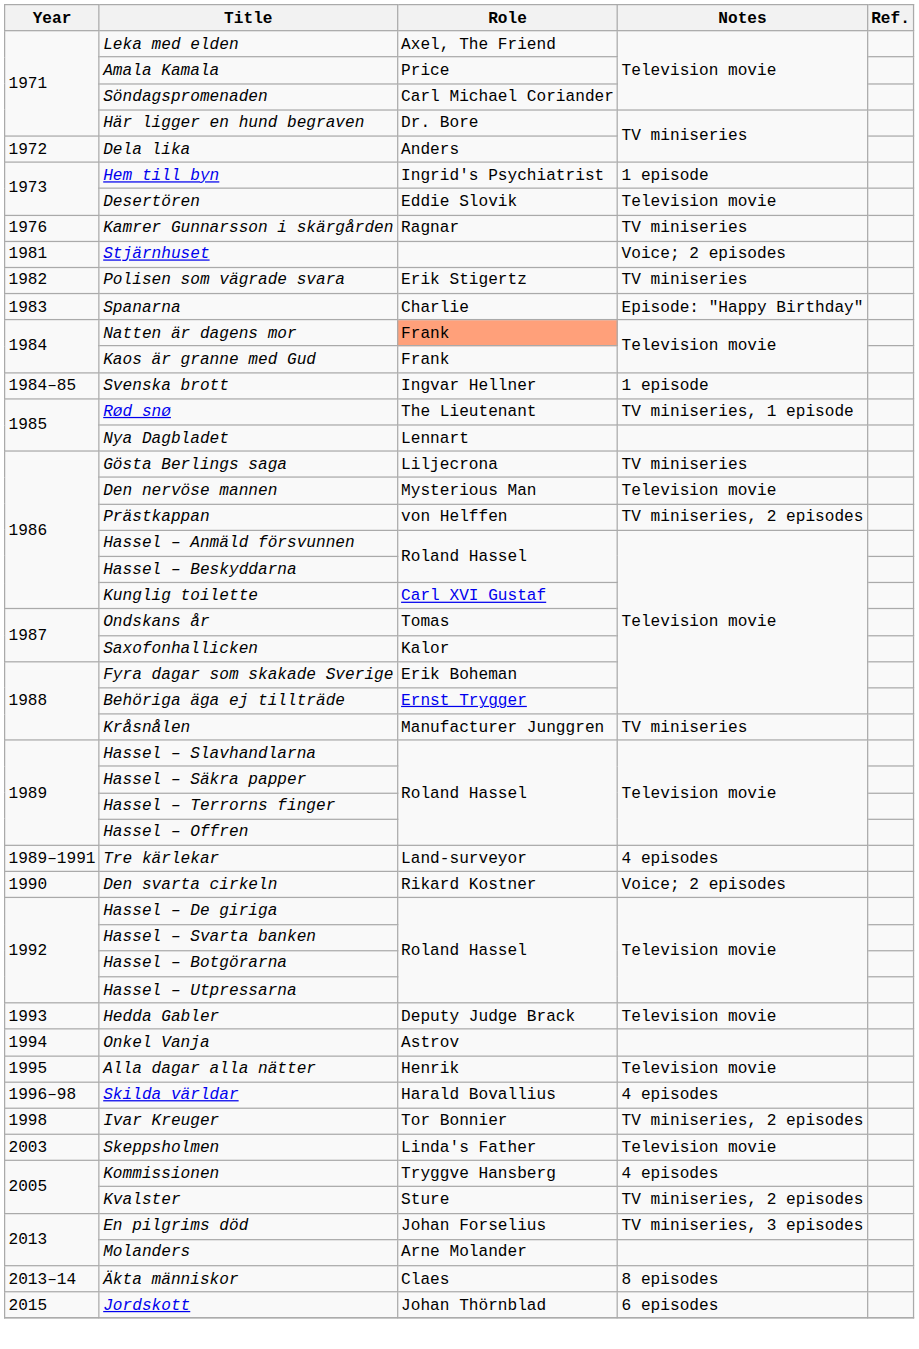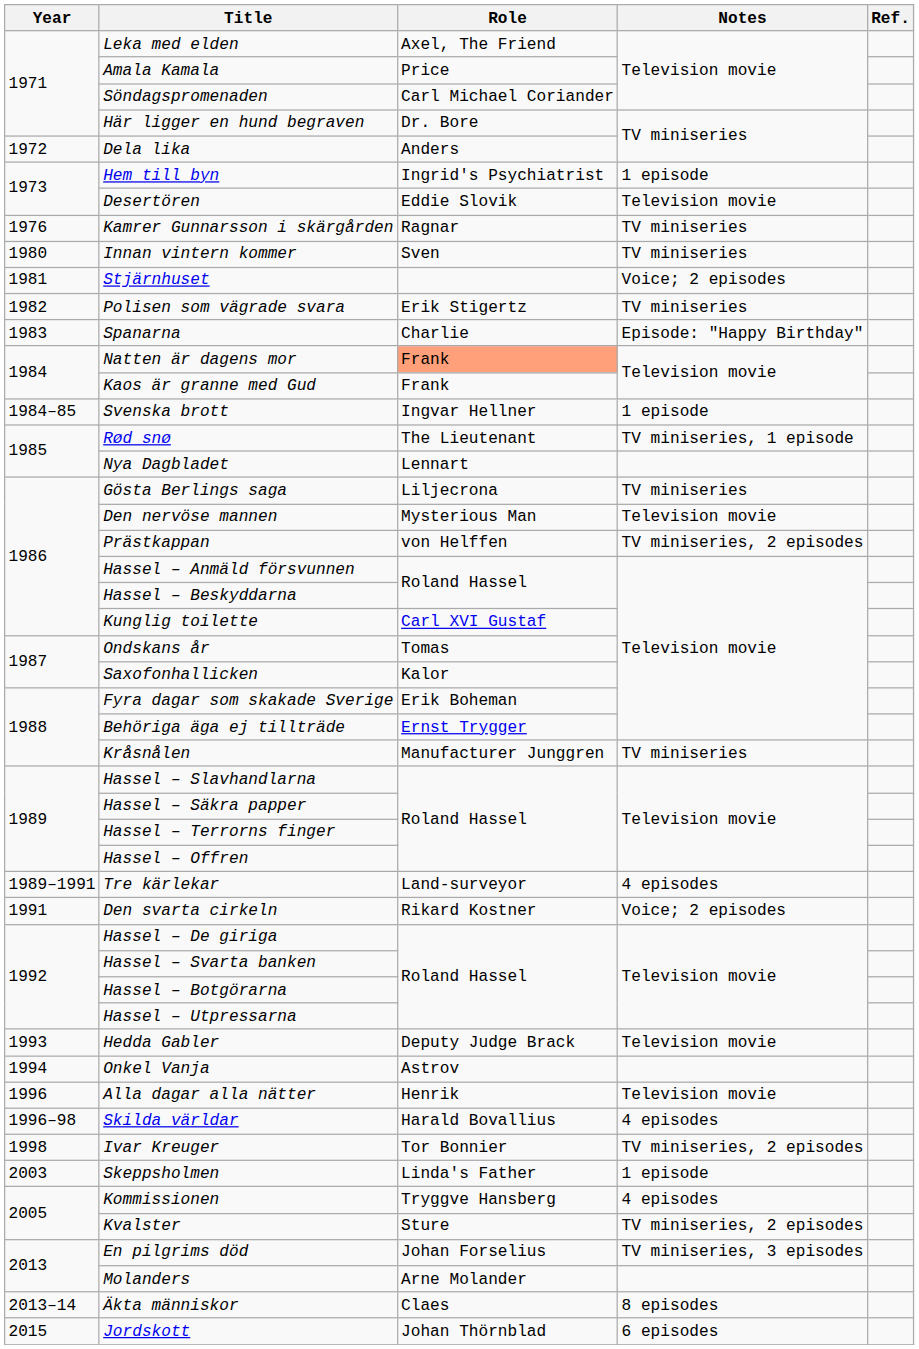+ row: (200, 254)
(28, 885) 1990 -> (28, 911) 1991
(28, 1069) 1995 -> (28, 1095) 1996
(699, 1147) Television movie -> (665, 1174) 1 episode
